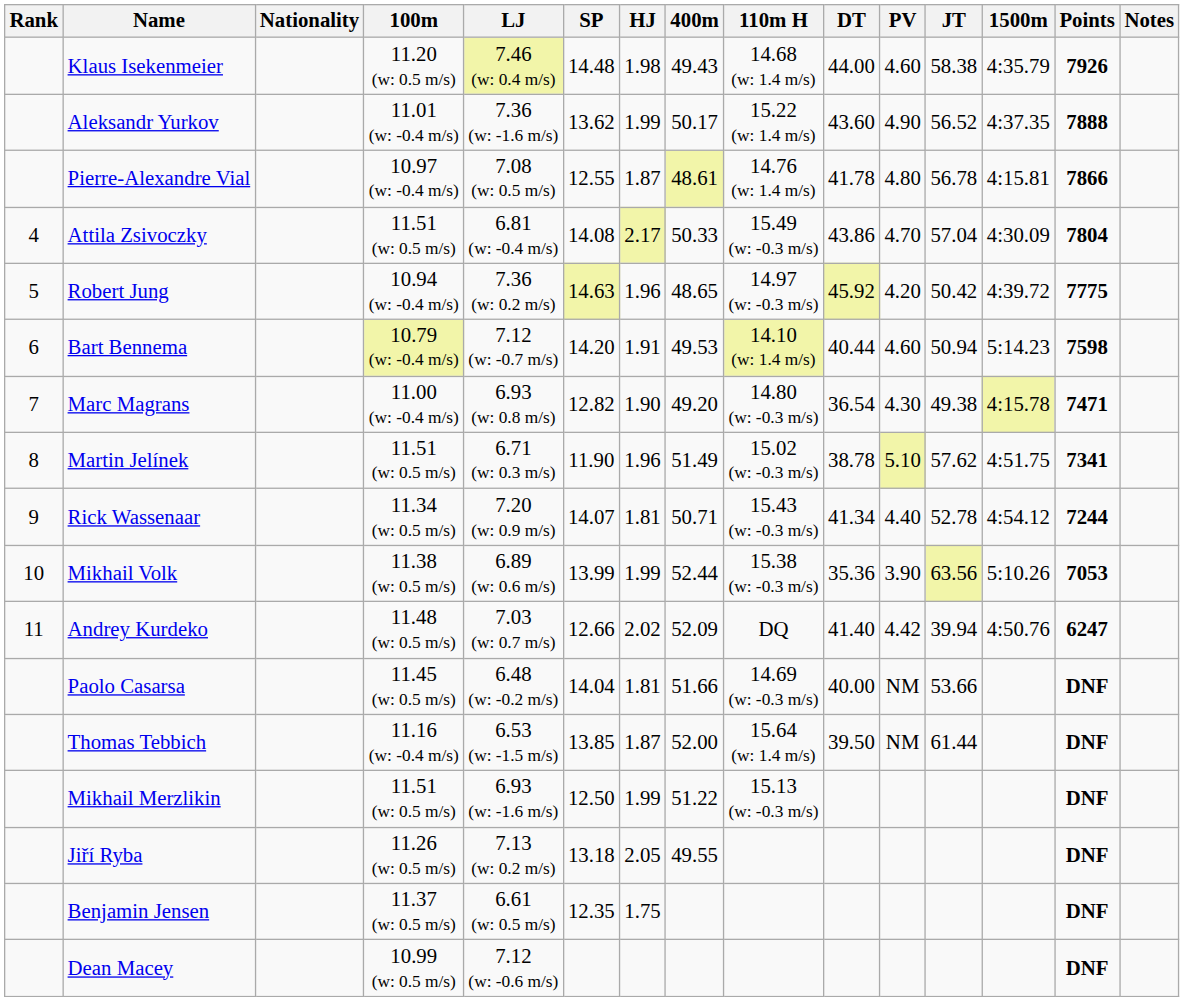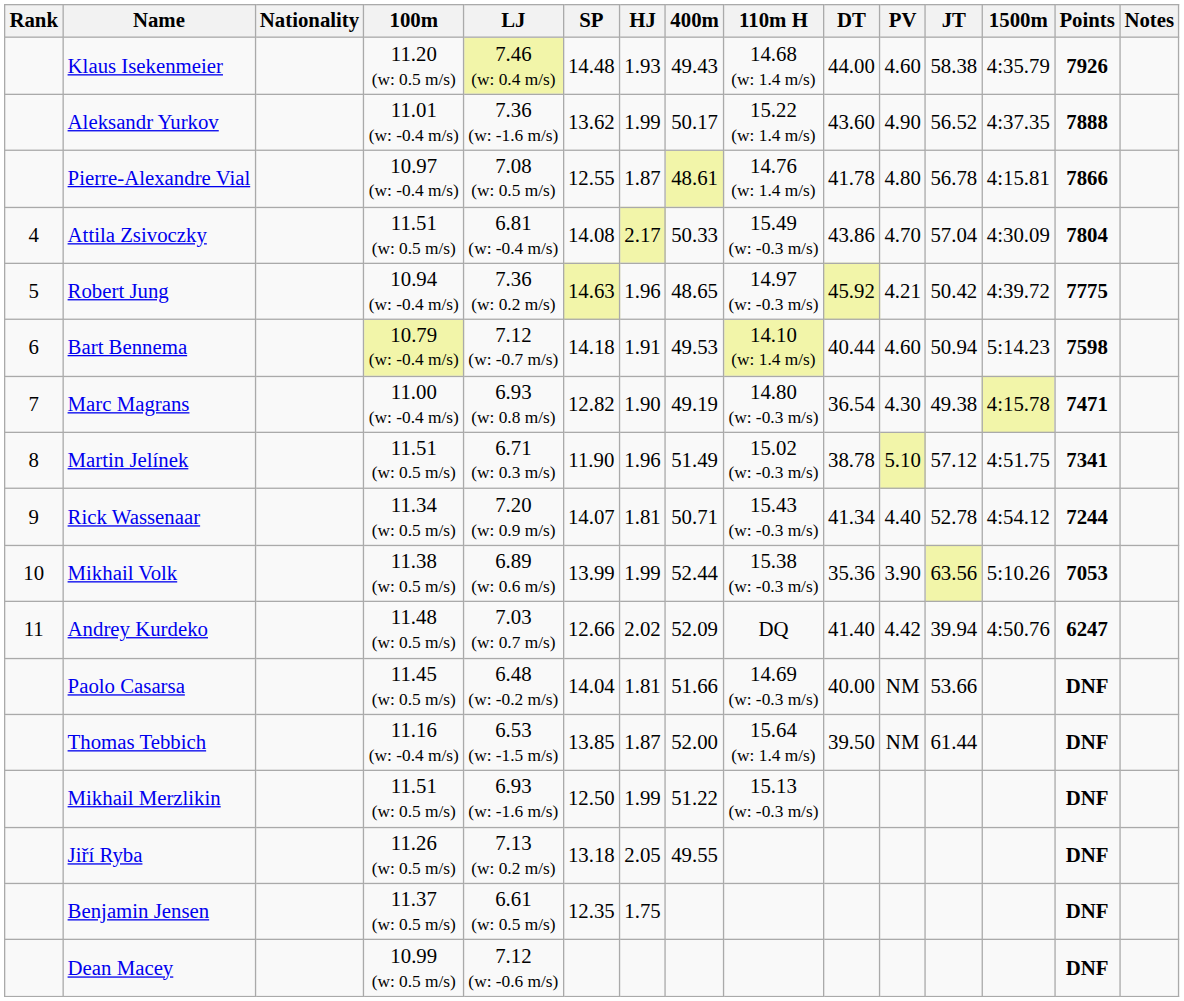(643, 65) 1.98 -> (643, 65) 1.93
(903, 291) 4.20 -> (903, 291) 4.21
(591, 347) 14.20 -> (591, 347) 14.18
(695, 404) 49.20 -> (695, 404) 49.19
(954, 460) 57.62 -> (954, 460) 57.12
